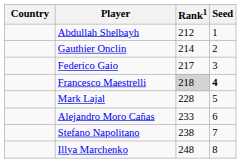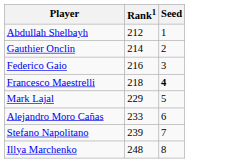- column: (30, 14)
(186, 65) 217 -> (135, 65) 216
(186, 82) lightgrey background -> (135, 82) no background
(186, 99) 228 -> (135, 99) 229
(186, 132) 238 -> (135, 132) 239
